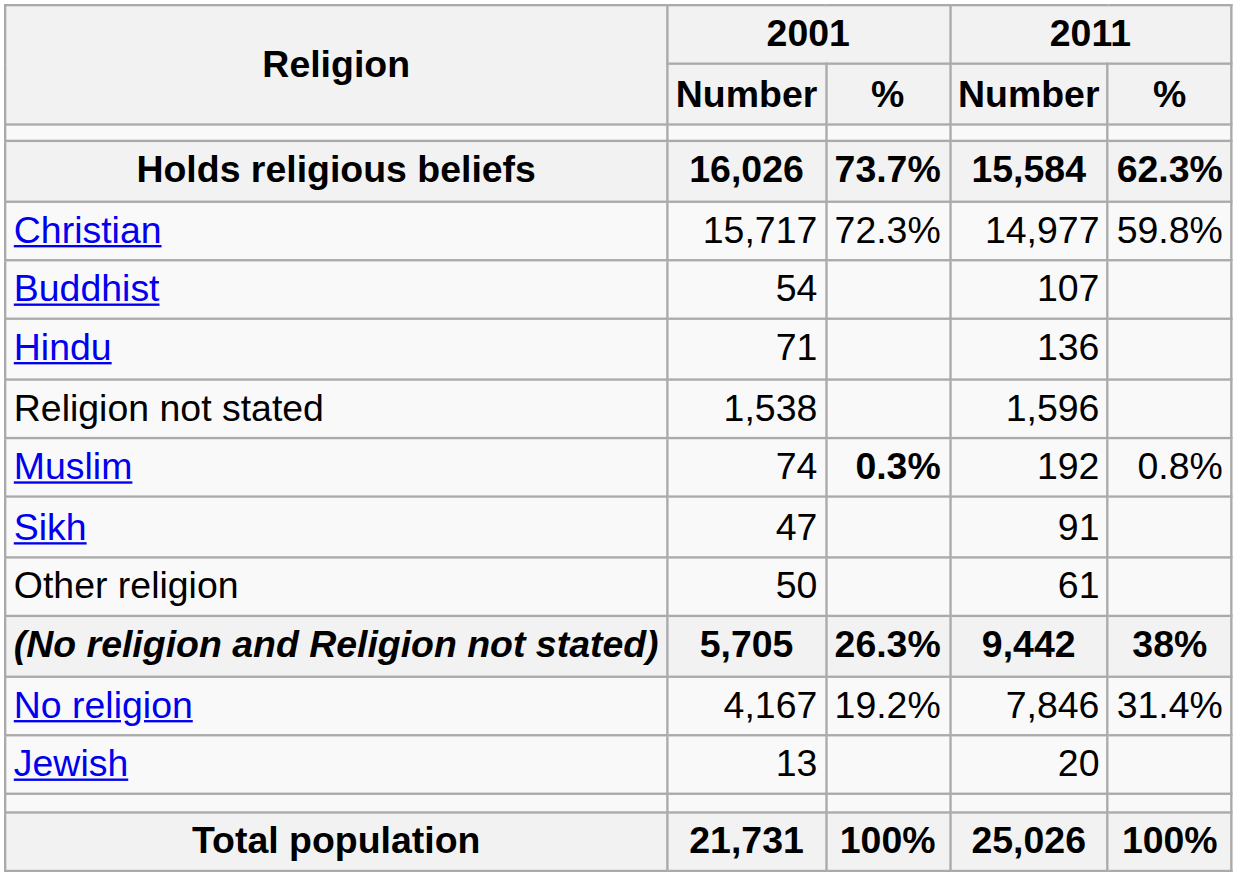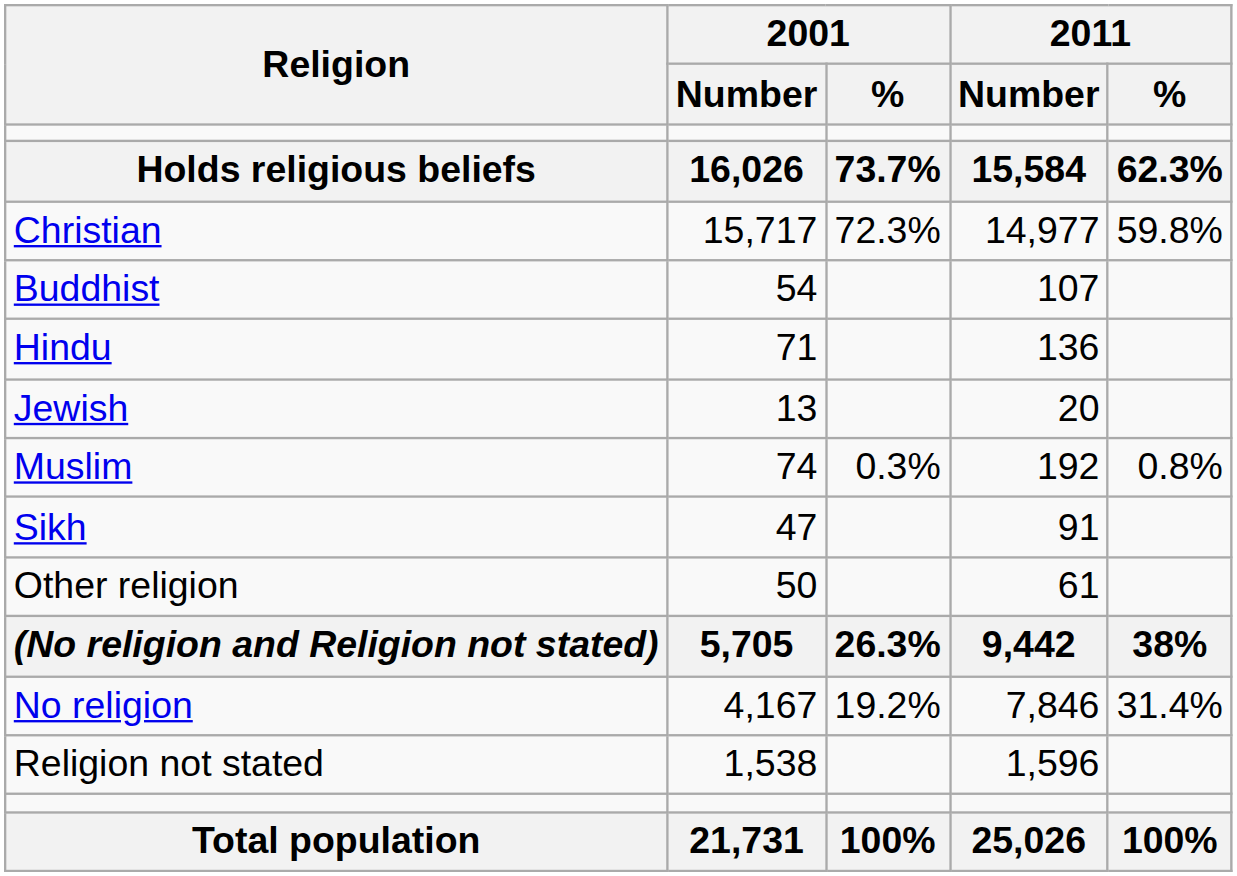rows swapped: (71, 763) <-> (169, 407)
(898, 467) bold -> (898, 467) normal
